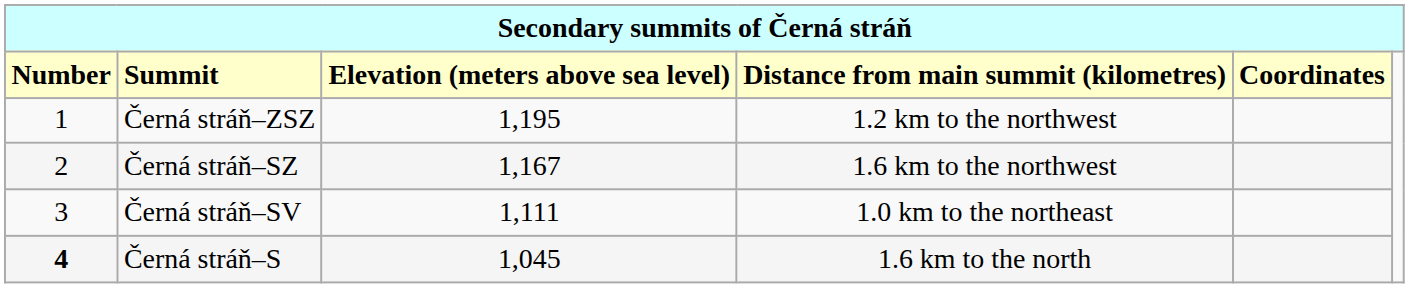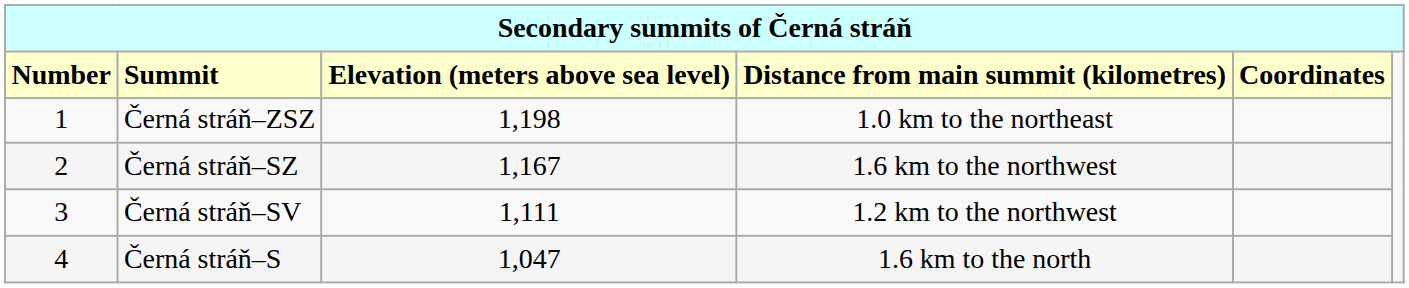(529, 120) 1,195 -> (529, 120) 1,198
(985, 120) 1.2 km to the northwest -> (985, 120) 1.0 km to the northeast
(985, 212) 1.0 km to the northeast -> (985, 212) 1.2 km to the northwest
(61, 258) bold -> (61, 258) normal
(529, 258) 1,045 -> (529, 258) 1,047
